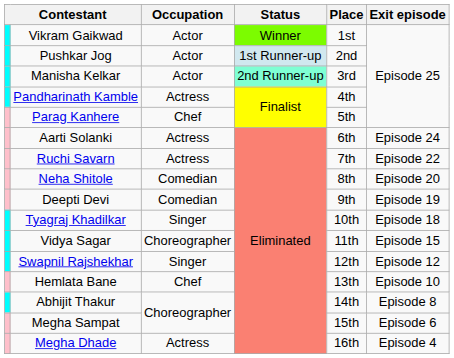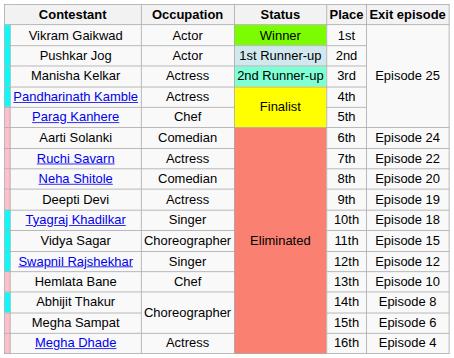(188, 76) Actor -> (188, 76) Actress
(188, 138) Actress -> (188, 138) Comedian
(188, 199) Comedian -> (188, 199) Actress
